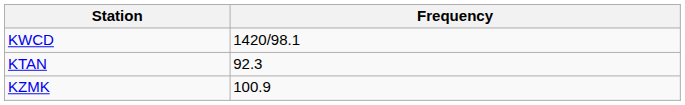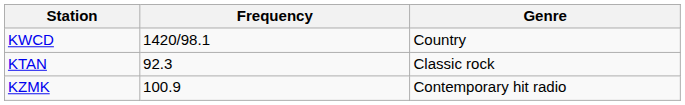+ column: (545, 16)
